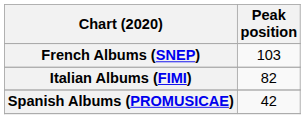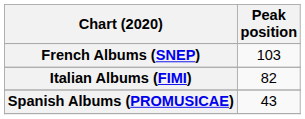(269, 101) 42 -> (269, 101) 43
